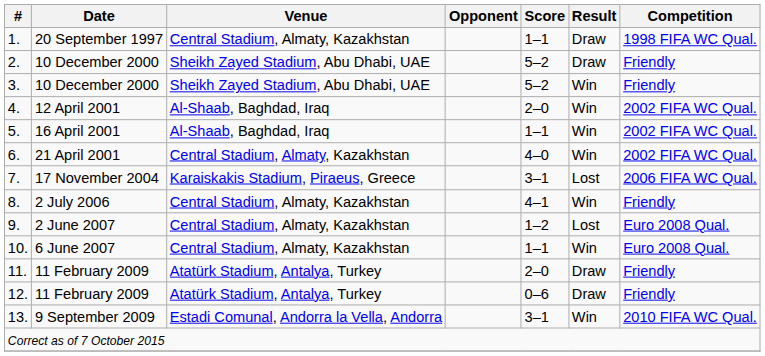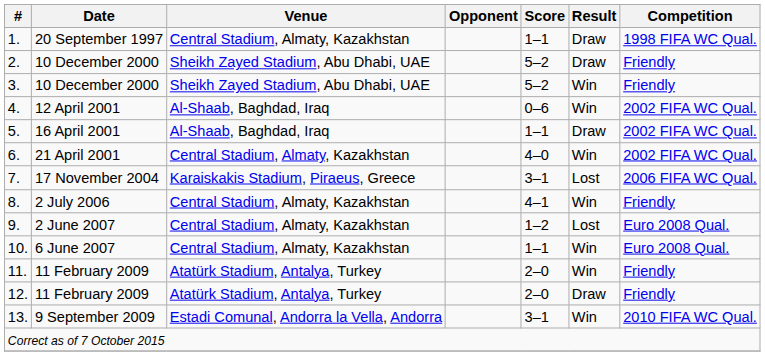(537, 109) 2–0 -> (537, 109) 0–6
(584, 132) Win -> (589, 132) Draw
(589, 270) Draw -> (584, 270) Win
(537, 293) 0–6 -> (537, 293) 2–0
